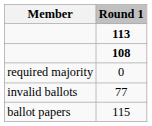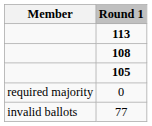+ row: (121, 72)
- row: (121, 111)
